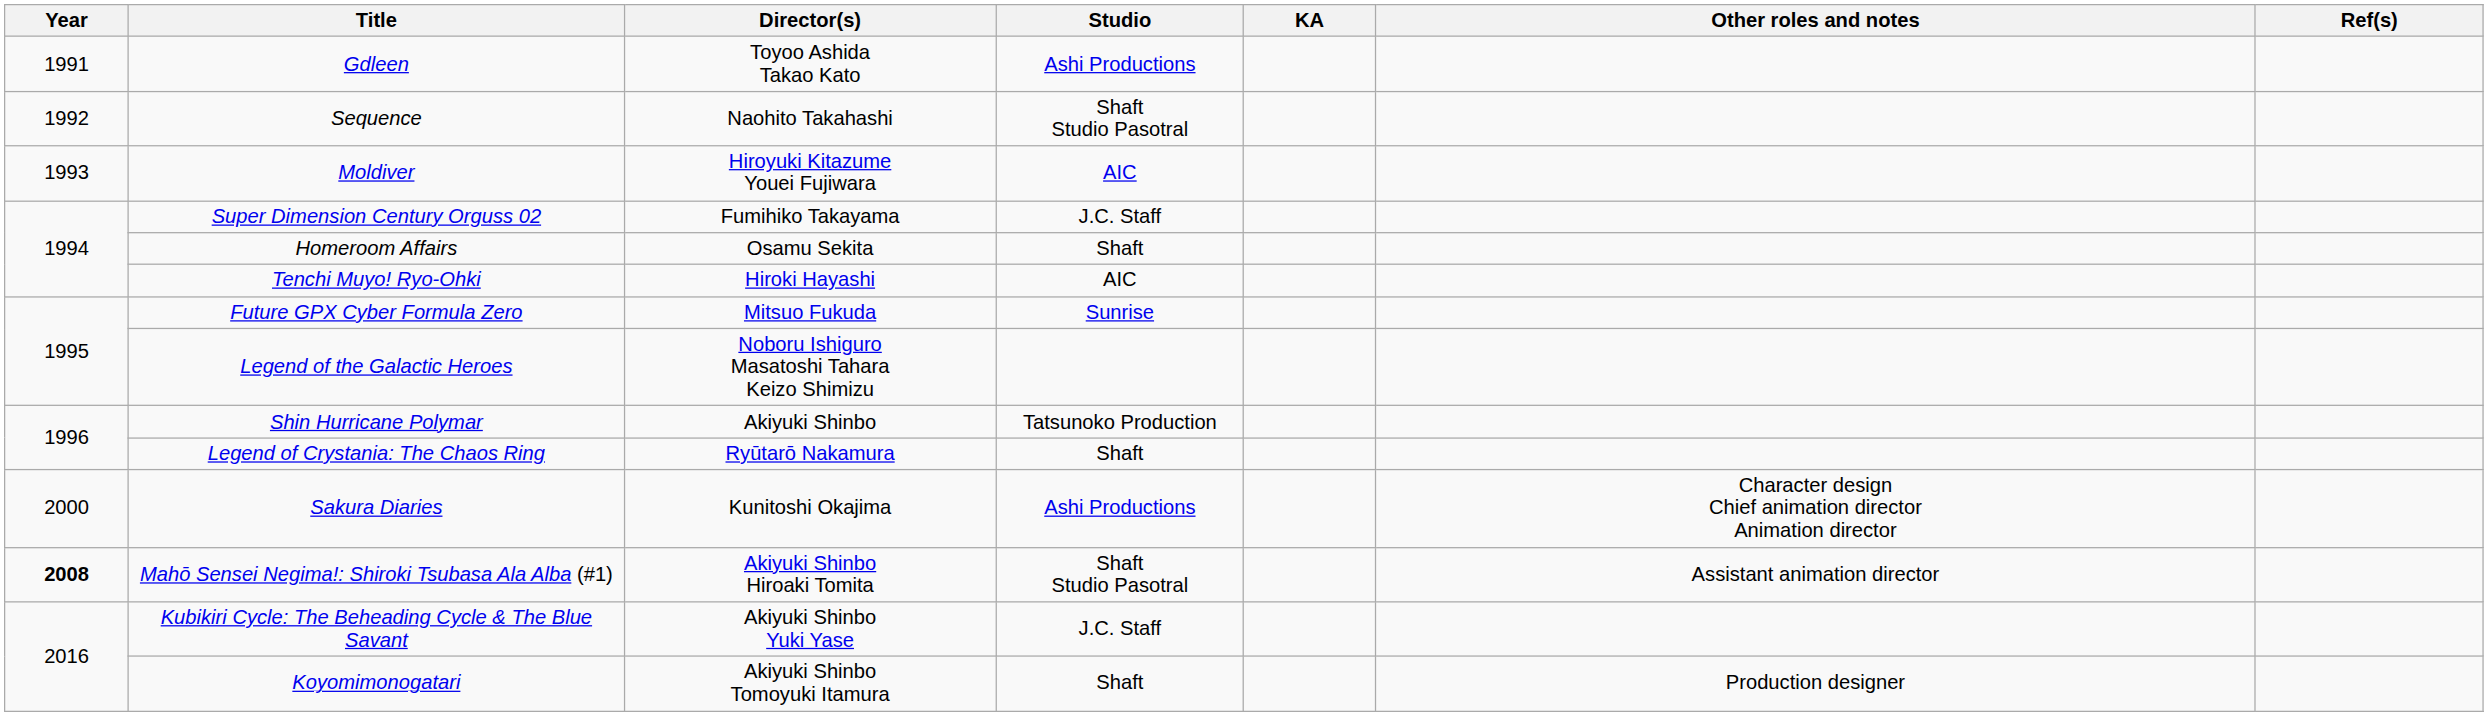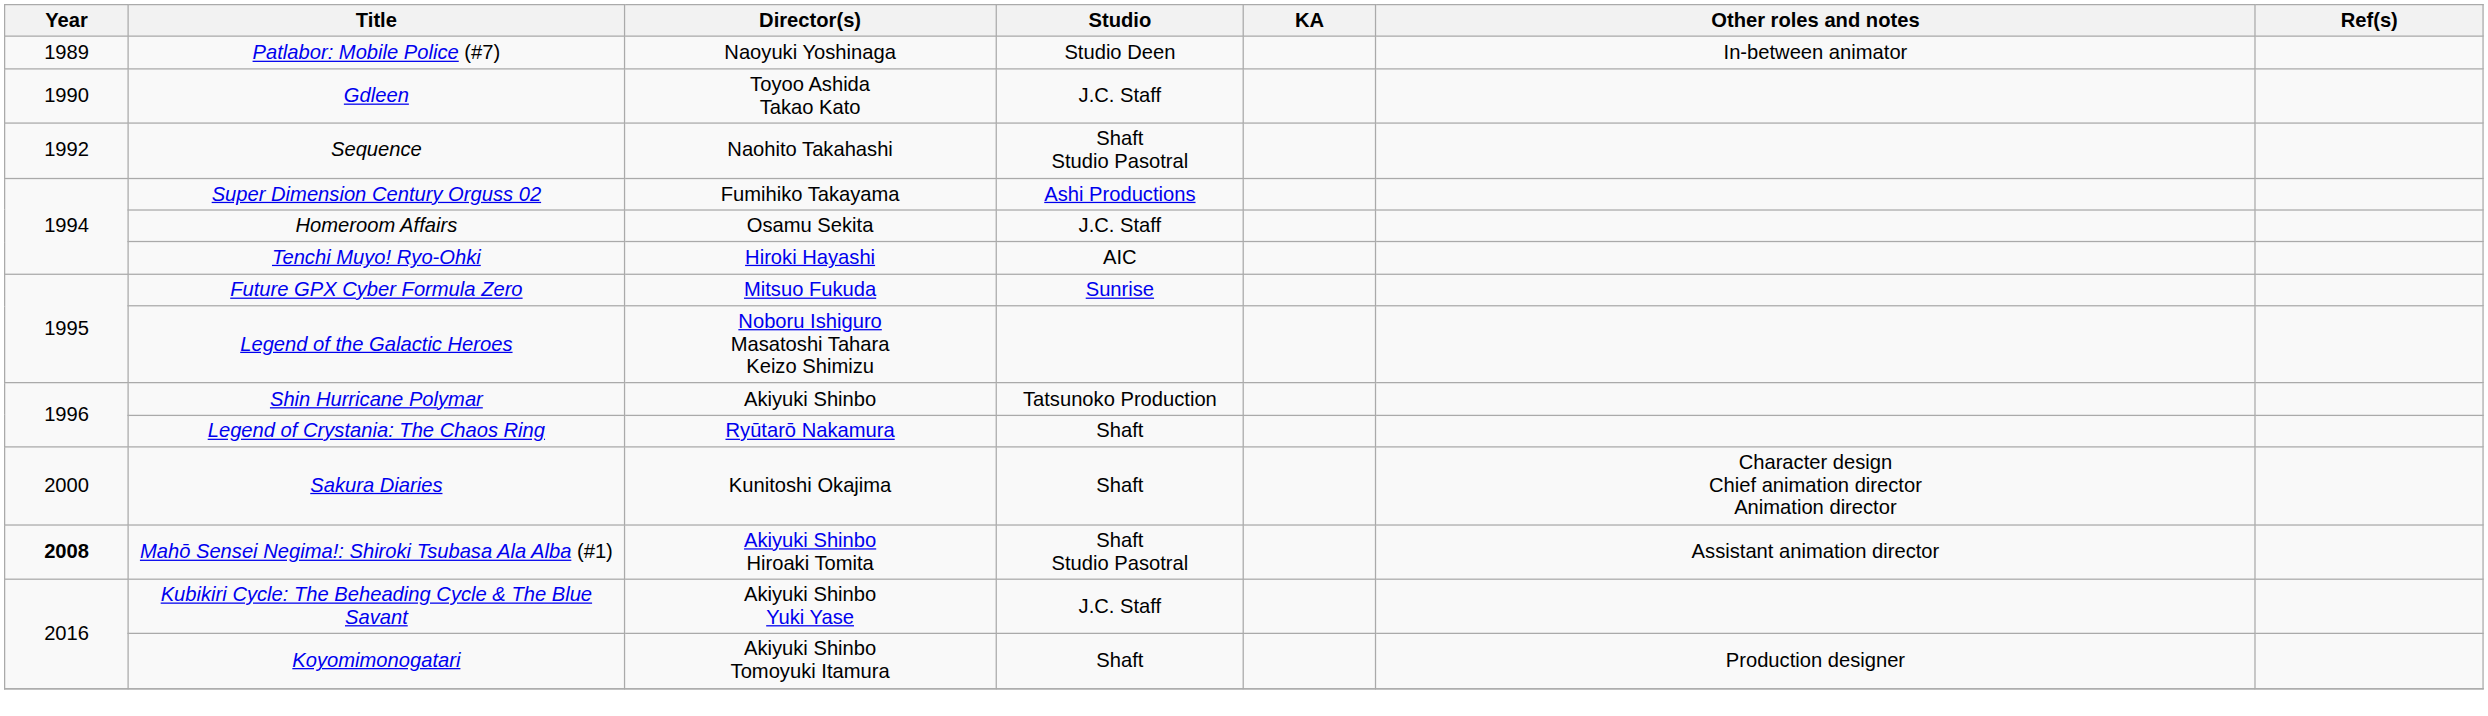+ row: (376, 52)
(67, 63) 1991 -> (67, 95) 1990
(1120, 63) Ashi Productions -> (1120, 95) J.C. Staff
- row: (376, 173)
(1120, 216) J.C. Staff -> (1120, 193) Ashi Productions
(1120, 248) Shaft -> (1120, 225) J.C. Staff
(1120, 508) Ashi Productions -> (1120, 485) Shaft
